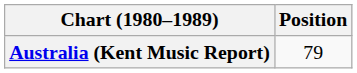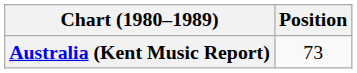(313, 51) 79 -> (313, 51) 73
